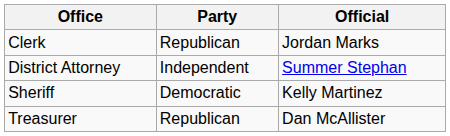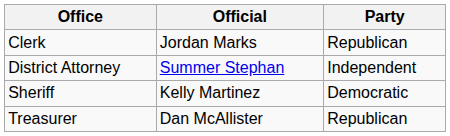columns swapped: (362, 17) <-> (217, 17)
